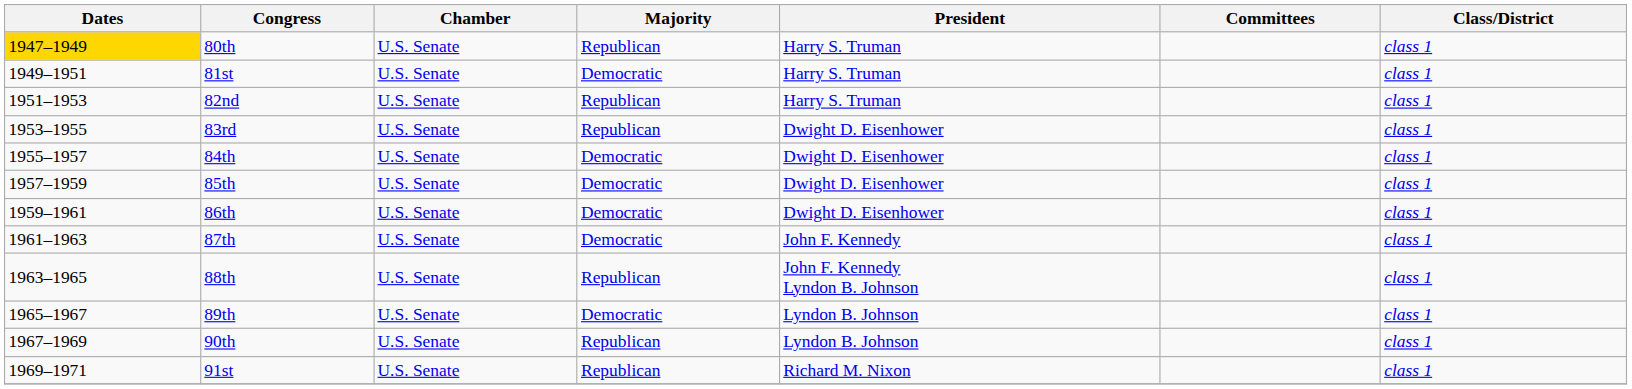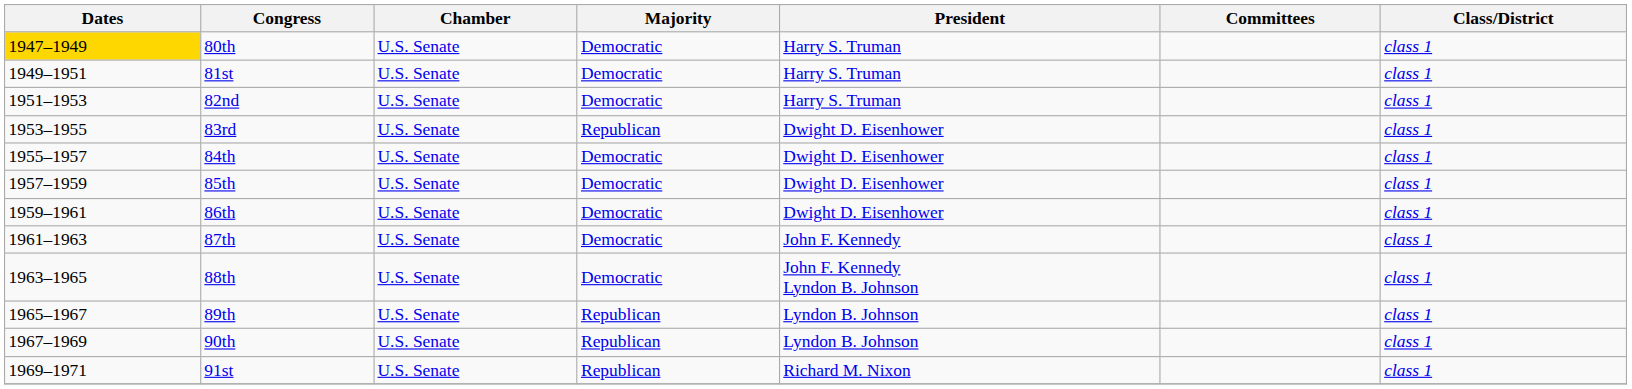(621, 45) Republican -> (622, 45) Democratic
(621, 101) Republican -> (622, 101) Democratic
(621, 277) Republican -> (622, 277) Democratic
(622, 314) Democratic -> (621, 314) Republican
